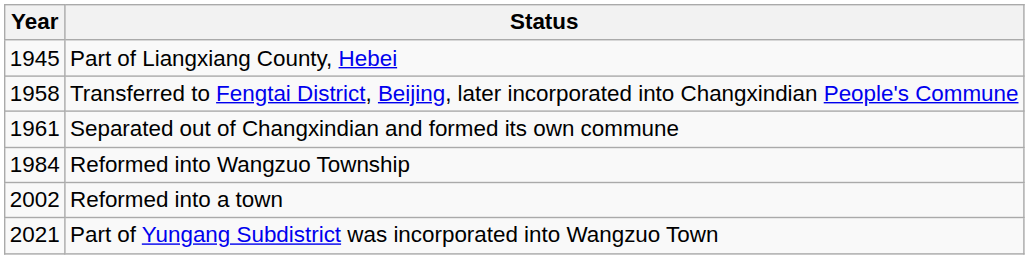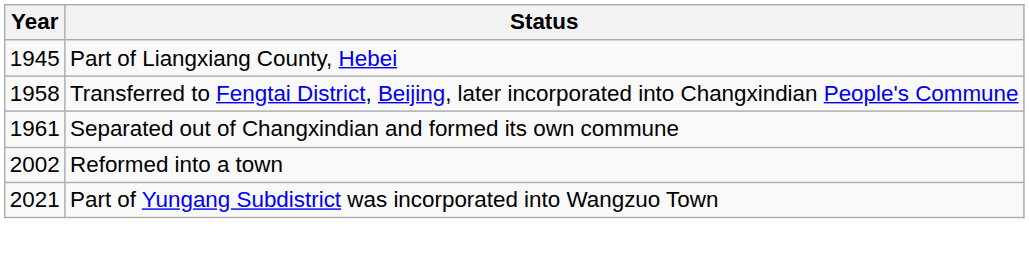- row: (240, 164)
